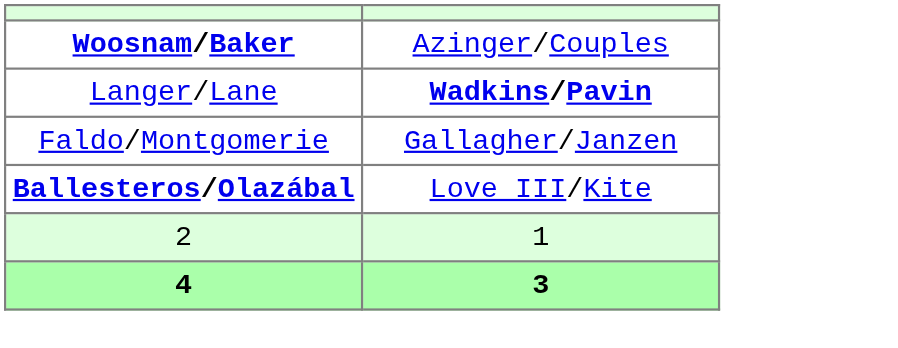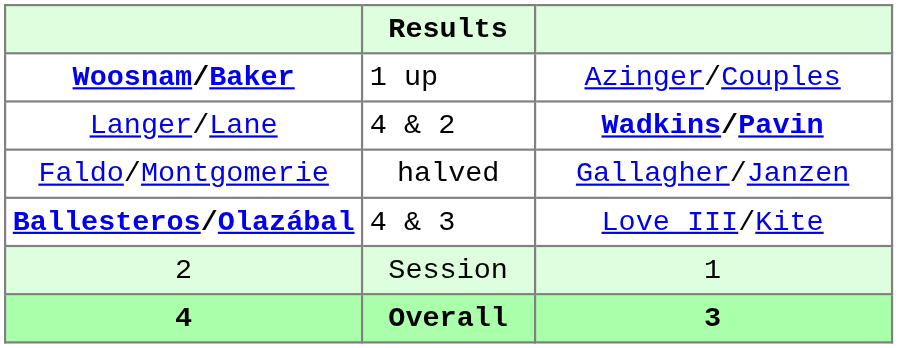+ column: (448, 29)
